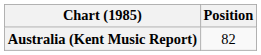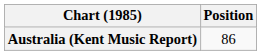(228, 38) 82 -> (228, 38) 86
